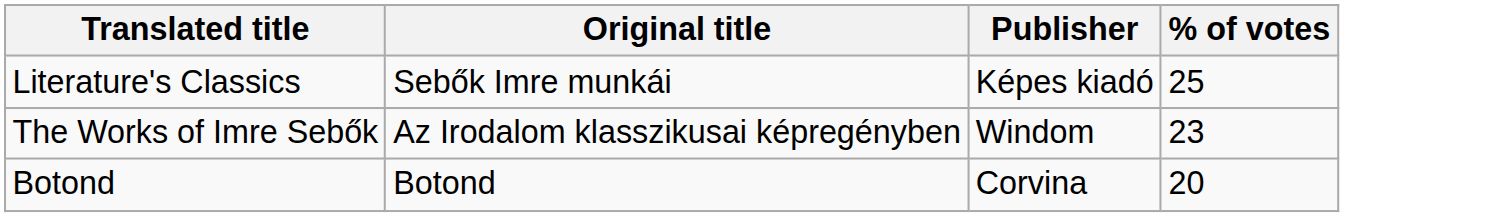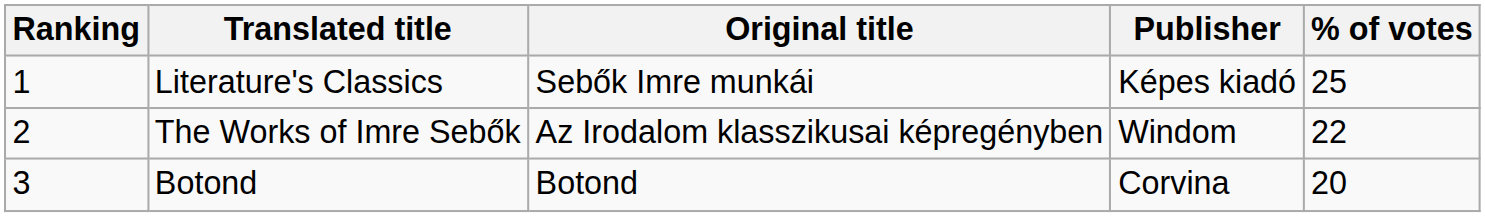+ column: (76, 30)
(1187, 132) 23 -> (1329, 132) 22
